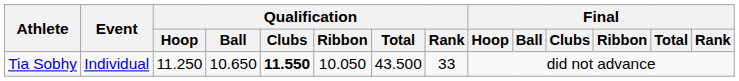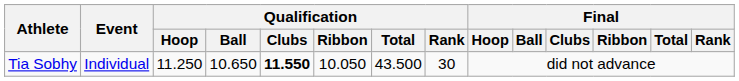(447, 64) 33 -> (447, 64) 30
